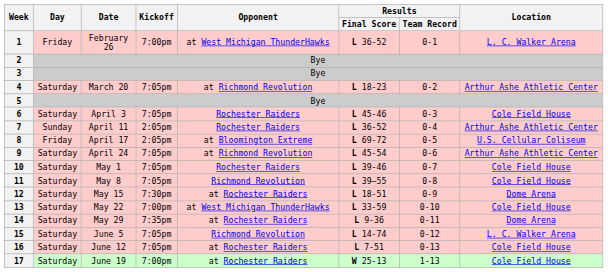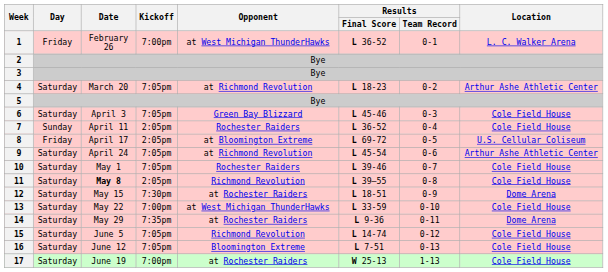(258, 114) Rochester Raiders -> (258, 114) Green Bay Blizzard
(531, 127) Arthur Ashe Athletic Center -> (531, 127) Cole Field House
(109, 181) normal -> (109, 181) bold
(157, 181) 7:05pm -> (157, 181) 2:05pm
(531, 234) L. C. Walker Arena -> (531, 234) Cole Field House
(258, 247) at Rochester Raiders -> (258, 247) Bloomington Extreme
